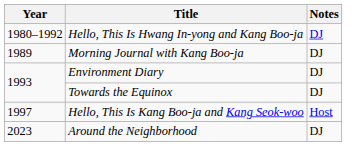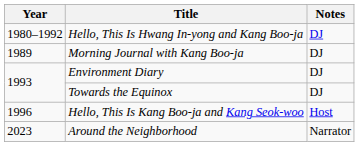(20, 111) 1997 -> (20, 111) 1996
(316, 131) DJ -> (330, 131) Narrator
